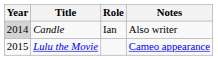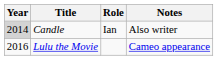(18, 47) 2015 -> (18, 47) 2016
